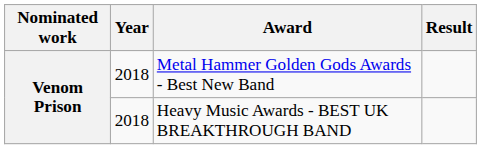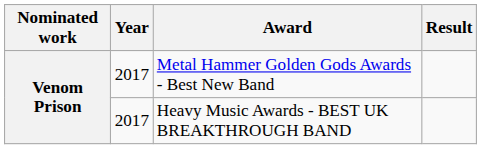(132, 74) 2018 -> (132, 74) 2017
(132, 120) 2018 -> (132, 120) 2017
